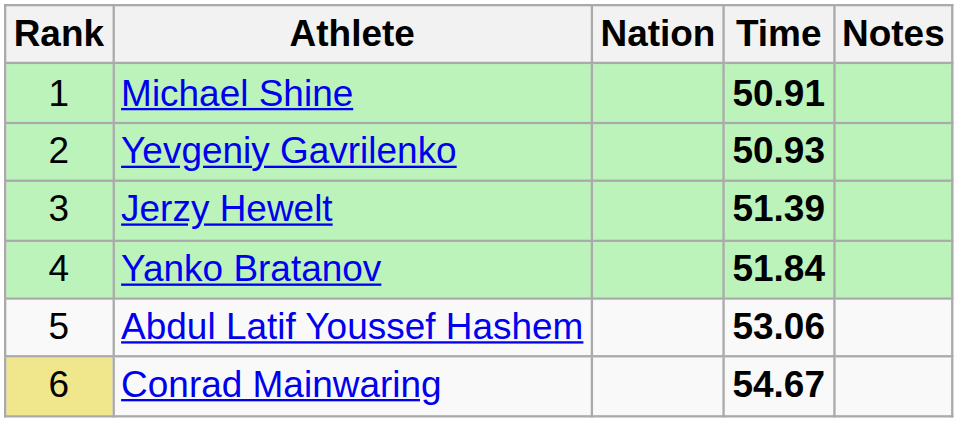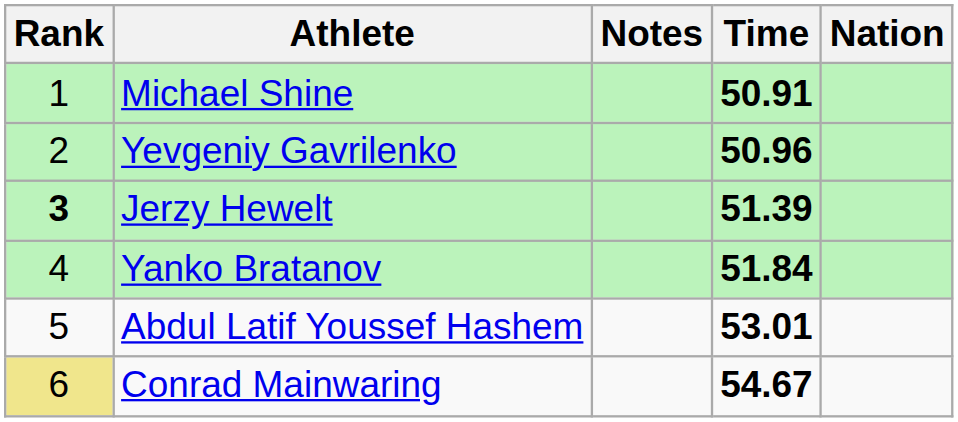columns swapped: (658, 33) <-> (893, 33)
(779, 151) 50.93 -> (766, 151) 50.96
(59, 209) normal -> (59, 209) bold
(779, 326) 53.06 -> (766, 326) 53.01
